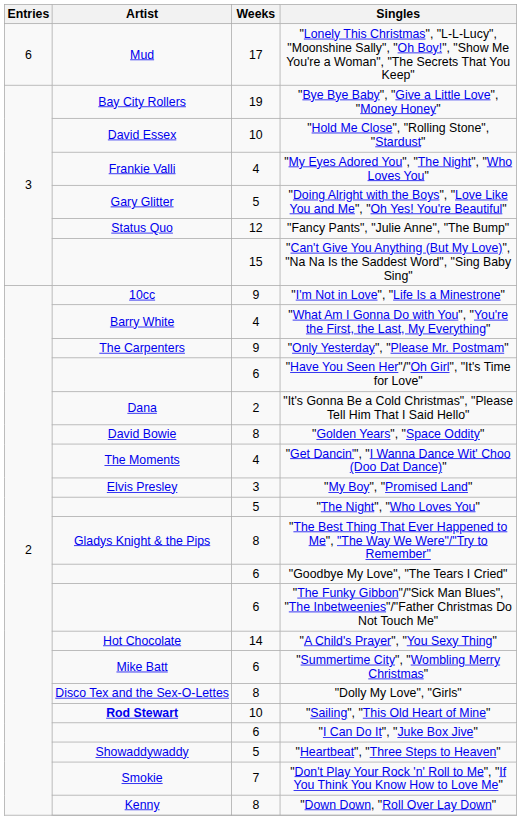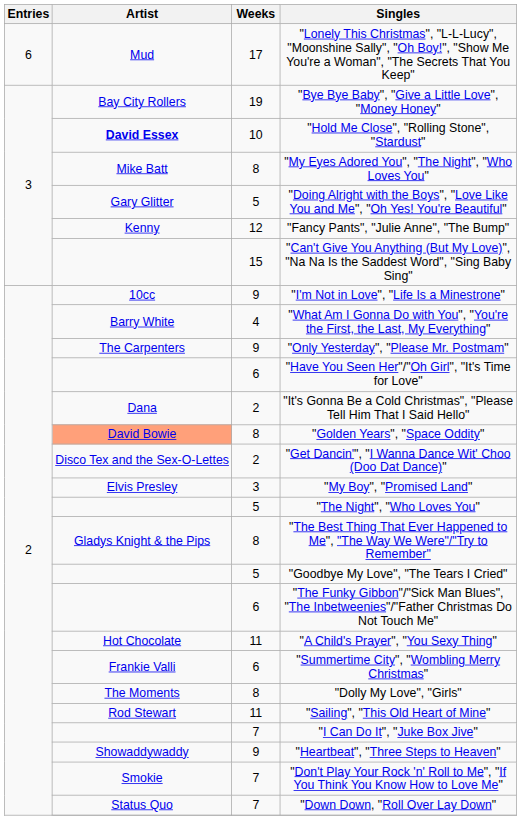(142, 135) normal -> (142, 135) bold
(142, 168) Frankie Valli -> (142, 168) Mike Batt
(256, 168) 4 -> (256, 168) 8
(142, 228) Status Quo -> (142, 228) Kenny
(142, 434) no background -> (142, 434) lightsalmon background
(142, 461) The Moments -> (142, 461) Disco Tex and the Sex-O-Lettes
(256, 461) 4 -> (256, 461) 2
(256, 573) 6 -> (256, 573) 5
(256, 640) 14 -> (256, 640) 11
(142, 667) Mike Batt -> (142, 667) Frankie Valli
(142, 693) Disco Tex and the Sex-O-Lettes -> (142, 693) The Moments
(142, 713) bold -> (142, 713) normal
(256, 713) 10 -> (256, 713) 11
(256, 732) 6 -> (256, 732) 7
(256, 752) 5 -> (256, 752) 9
(142, 805) Kenny -> (142, 805) Status Quo
(256, 805) 8 -> (256, 805) 7
